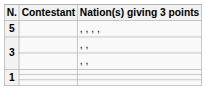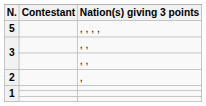+ row: (12, 77)
